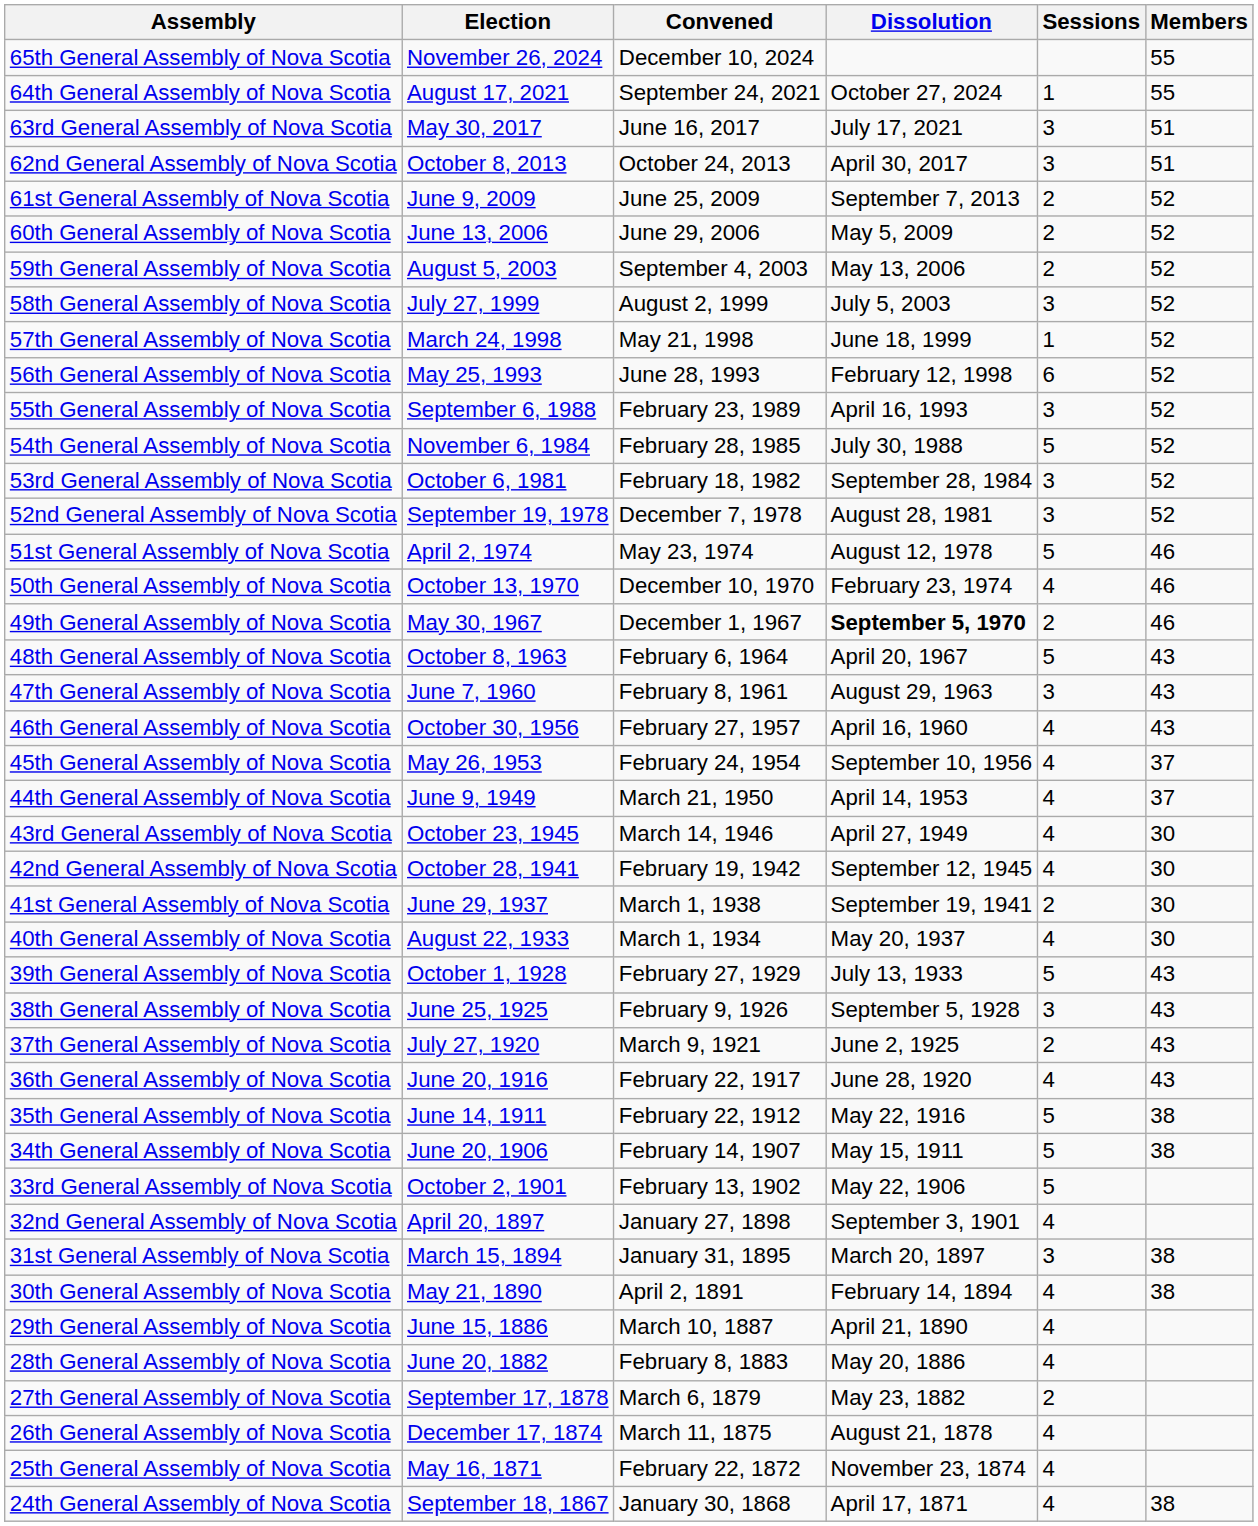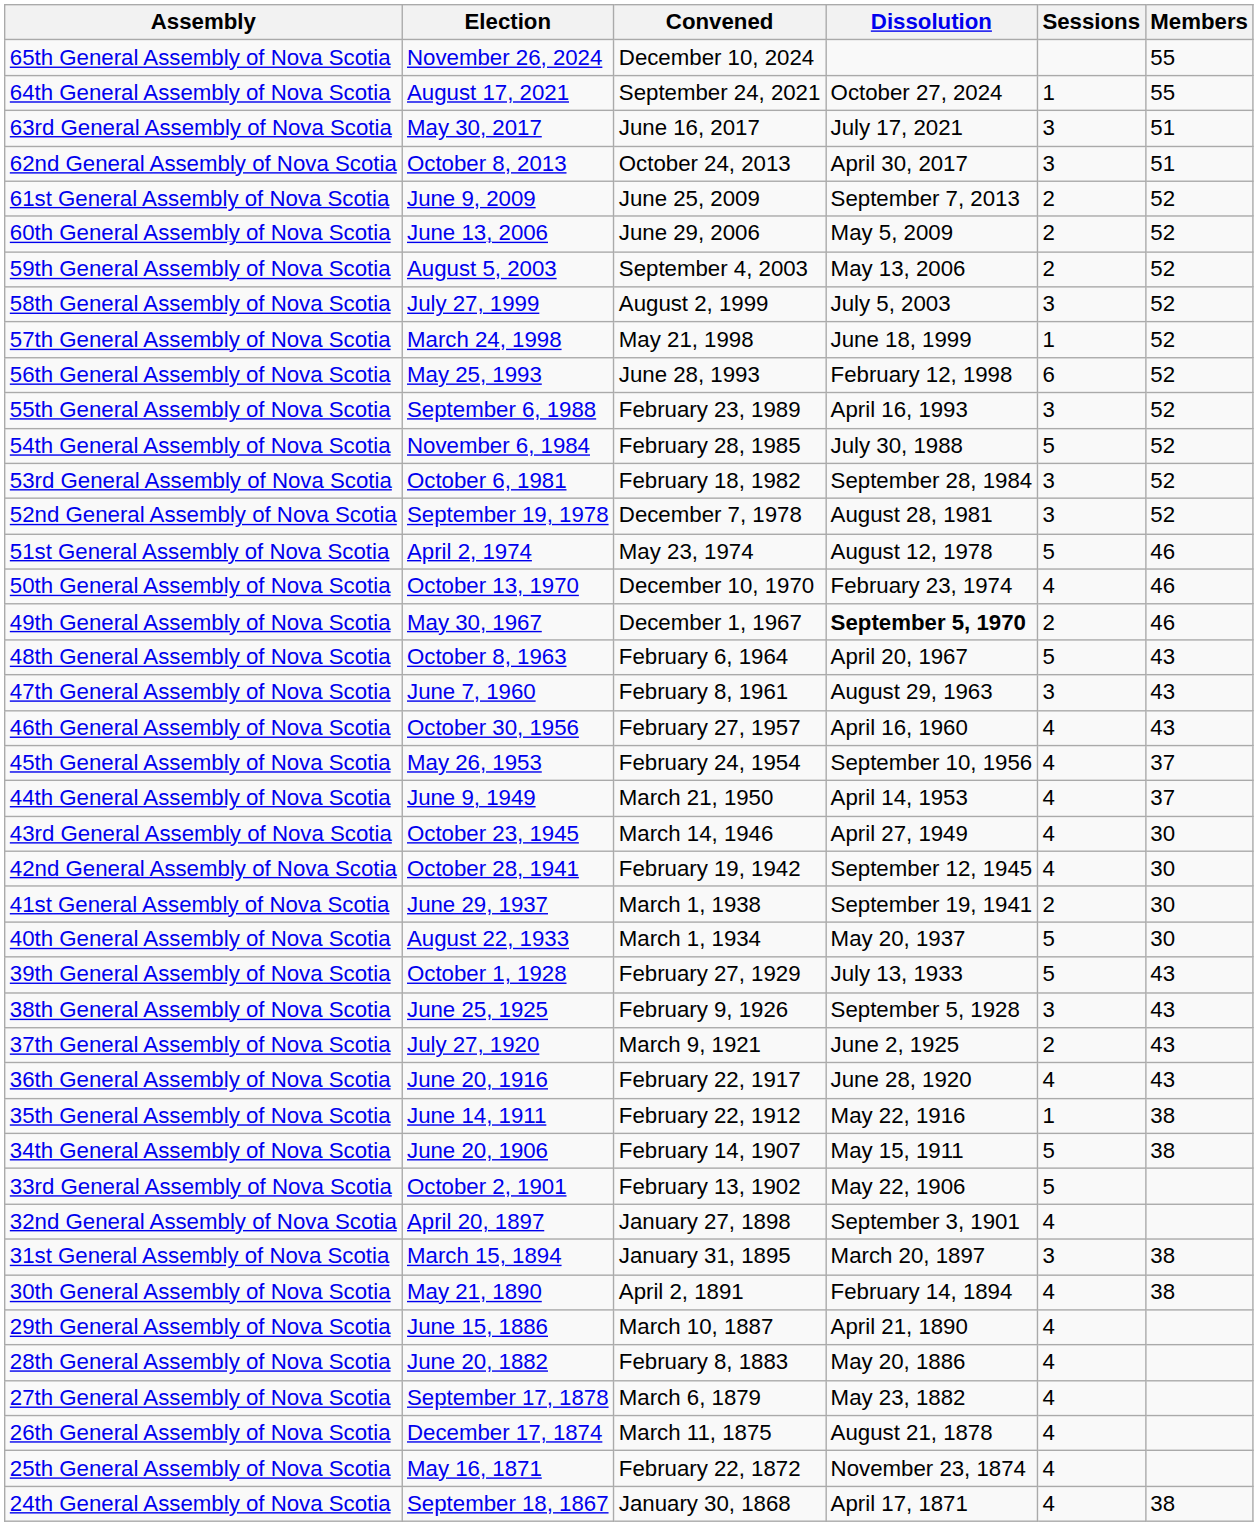(1049, 939) 4 -> (1049, 939) 5
(1049, 1115) 5 -> (1049, 1115) 1
(1049, 1397) 2 -> (1049, 1397) 4
